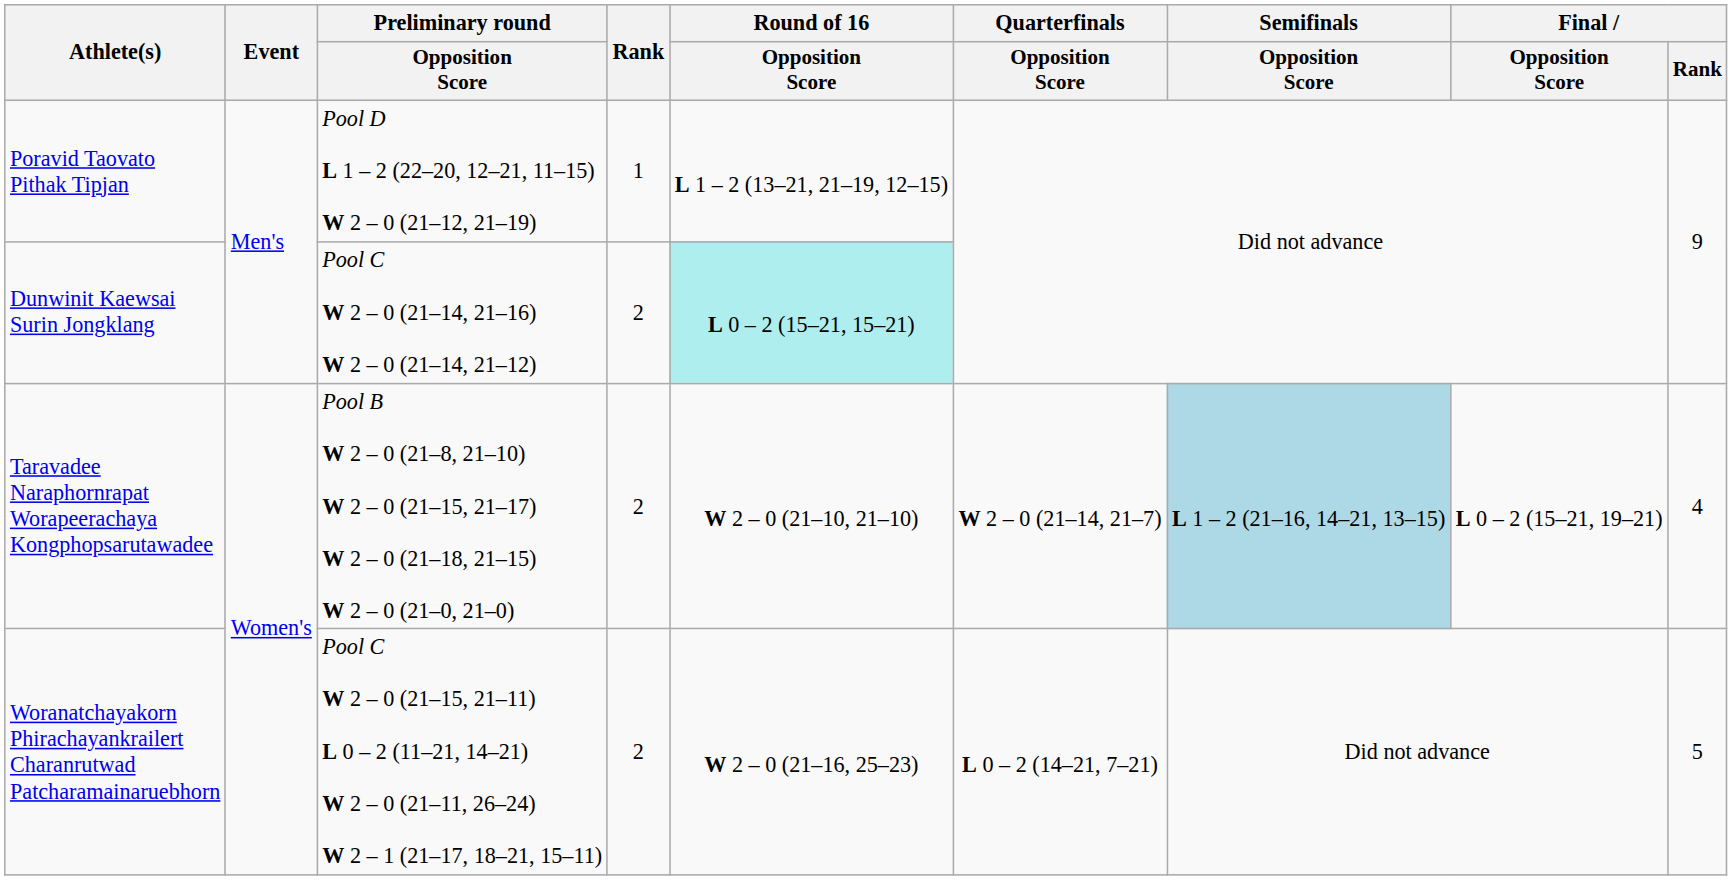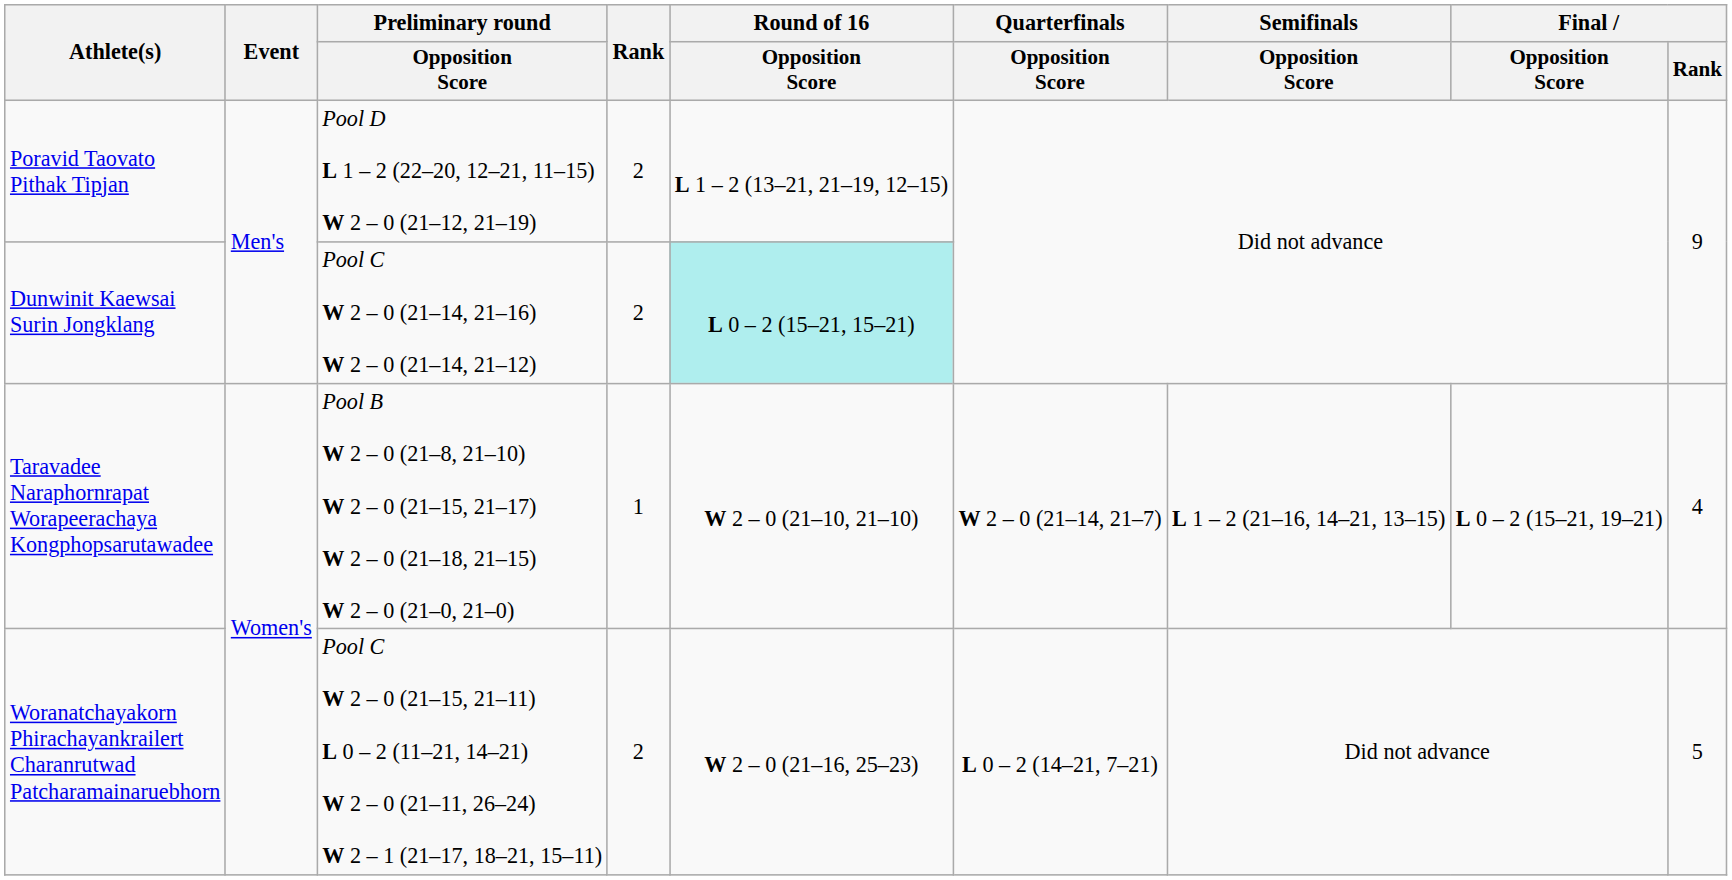(638, 171) 1 -> (638, 171) 2
(638, 506) 2 -> (638, 506) 1
(1309, 519) lightblue background -> (1309, 519) no background
